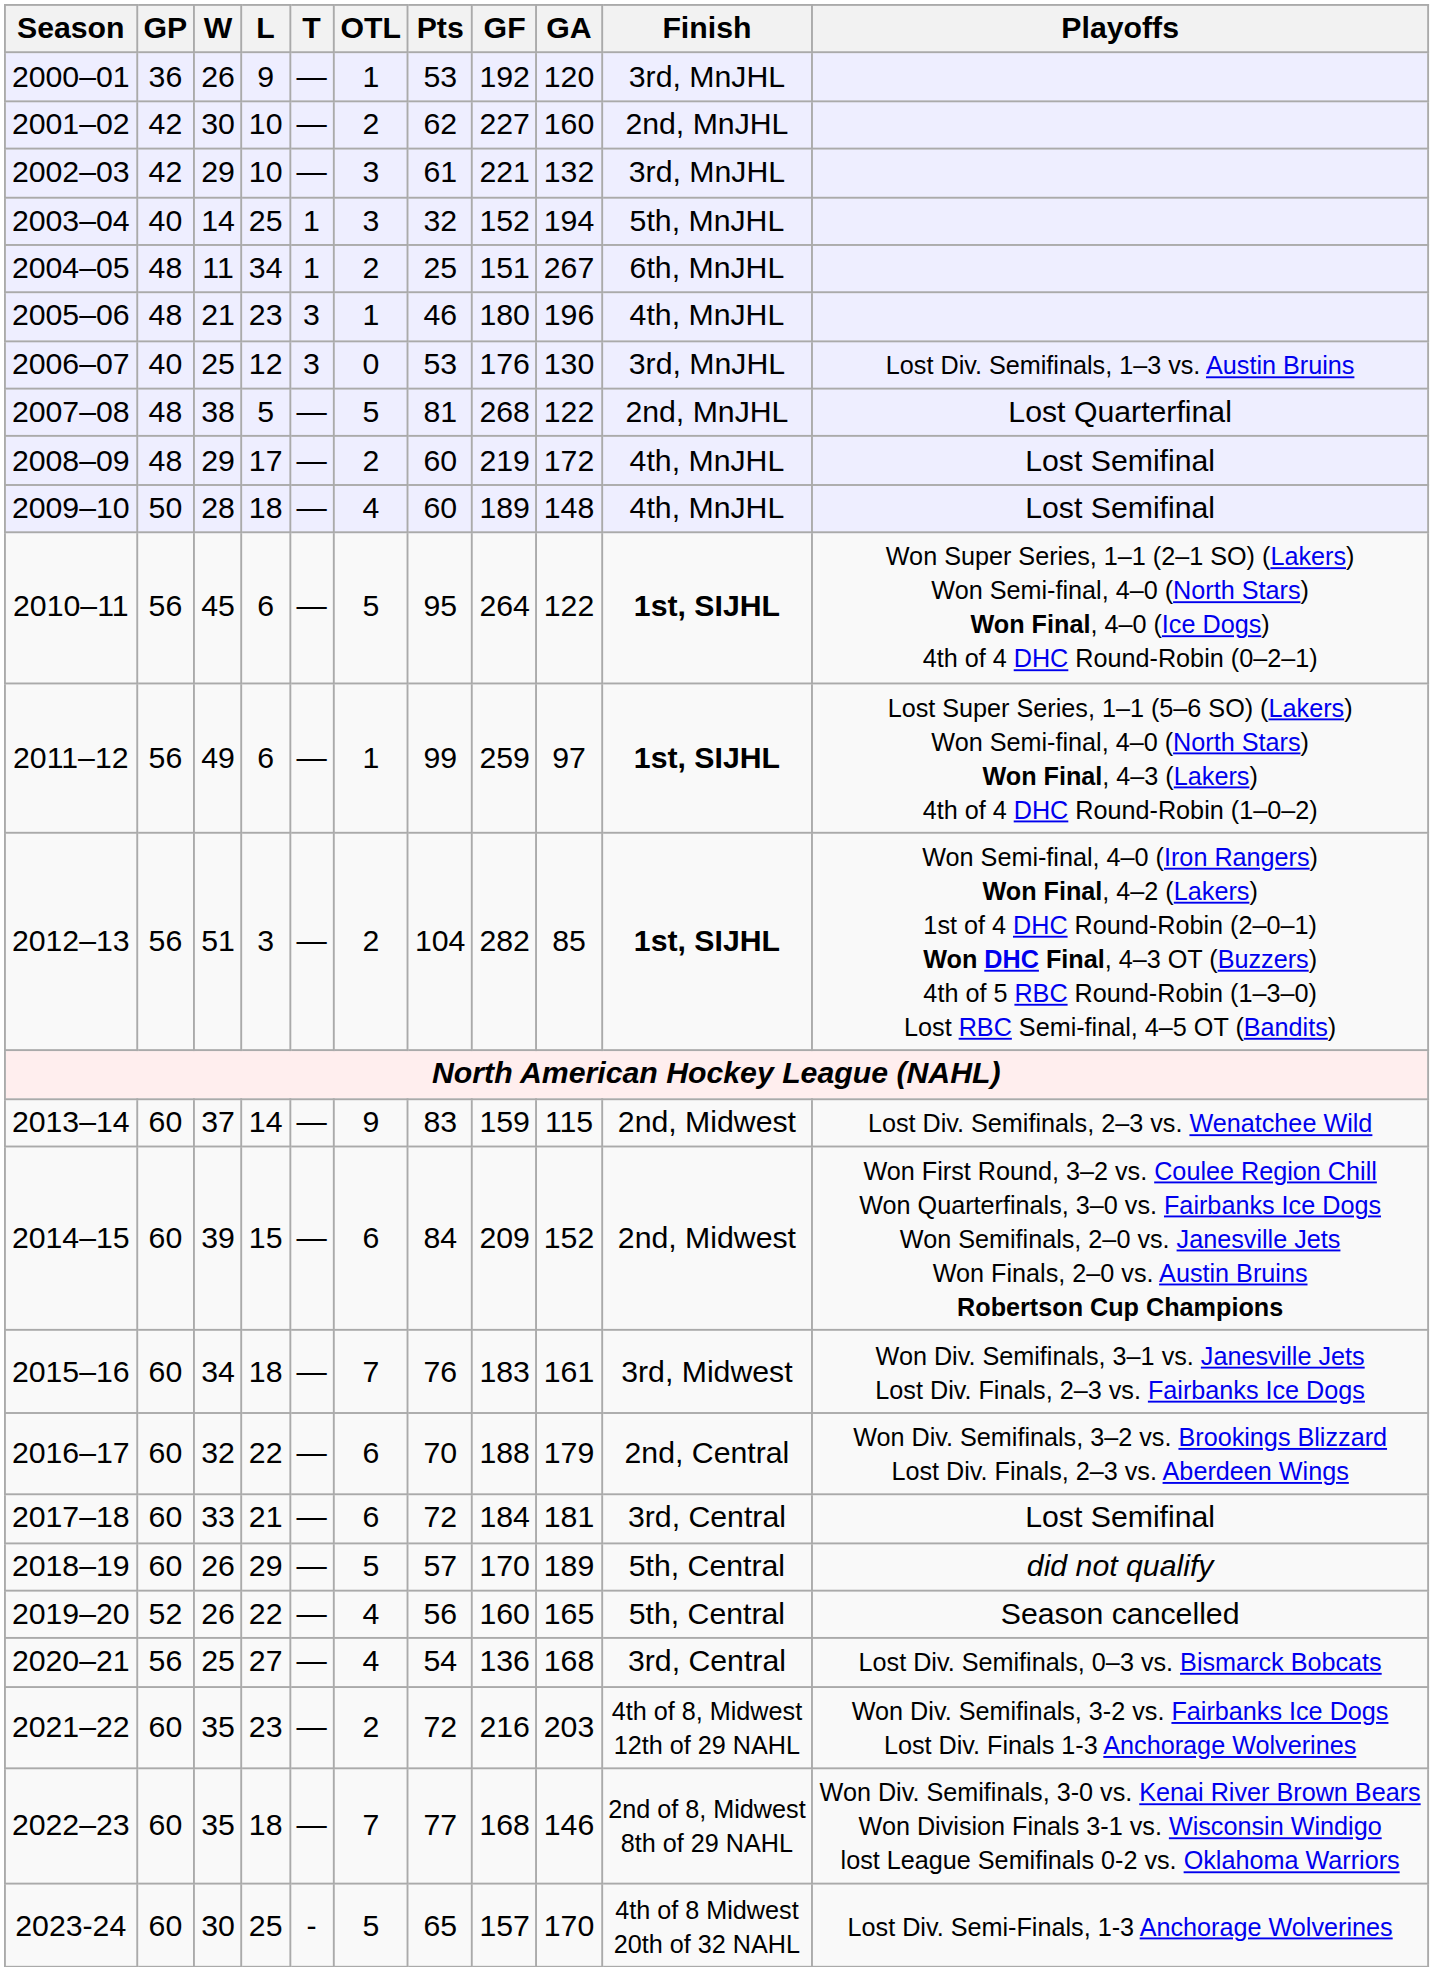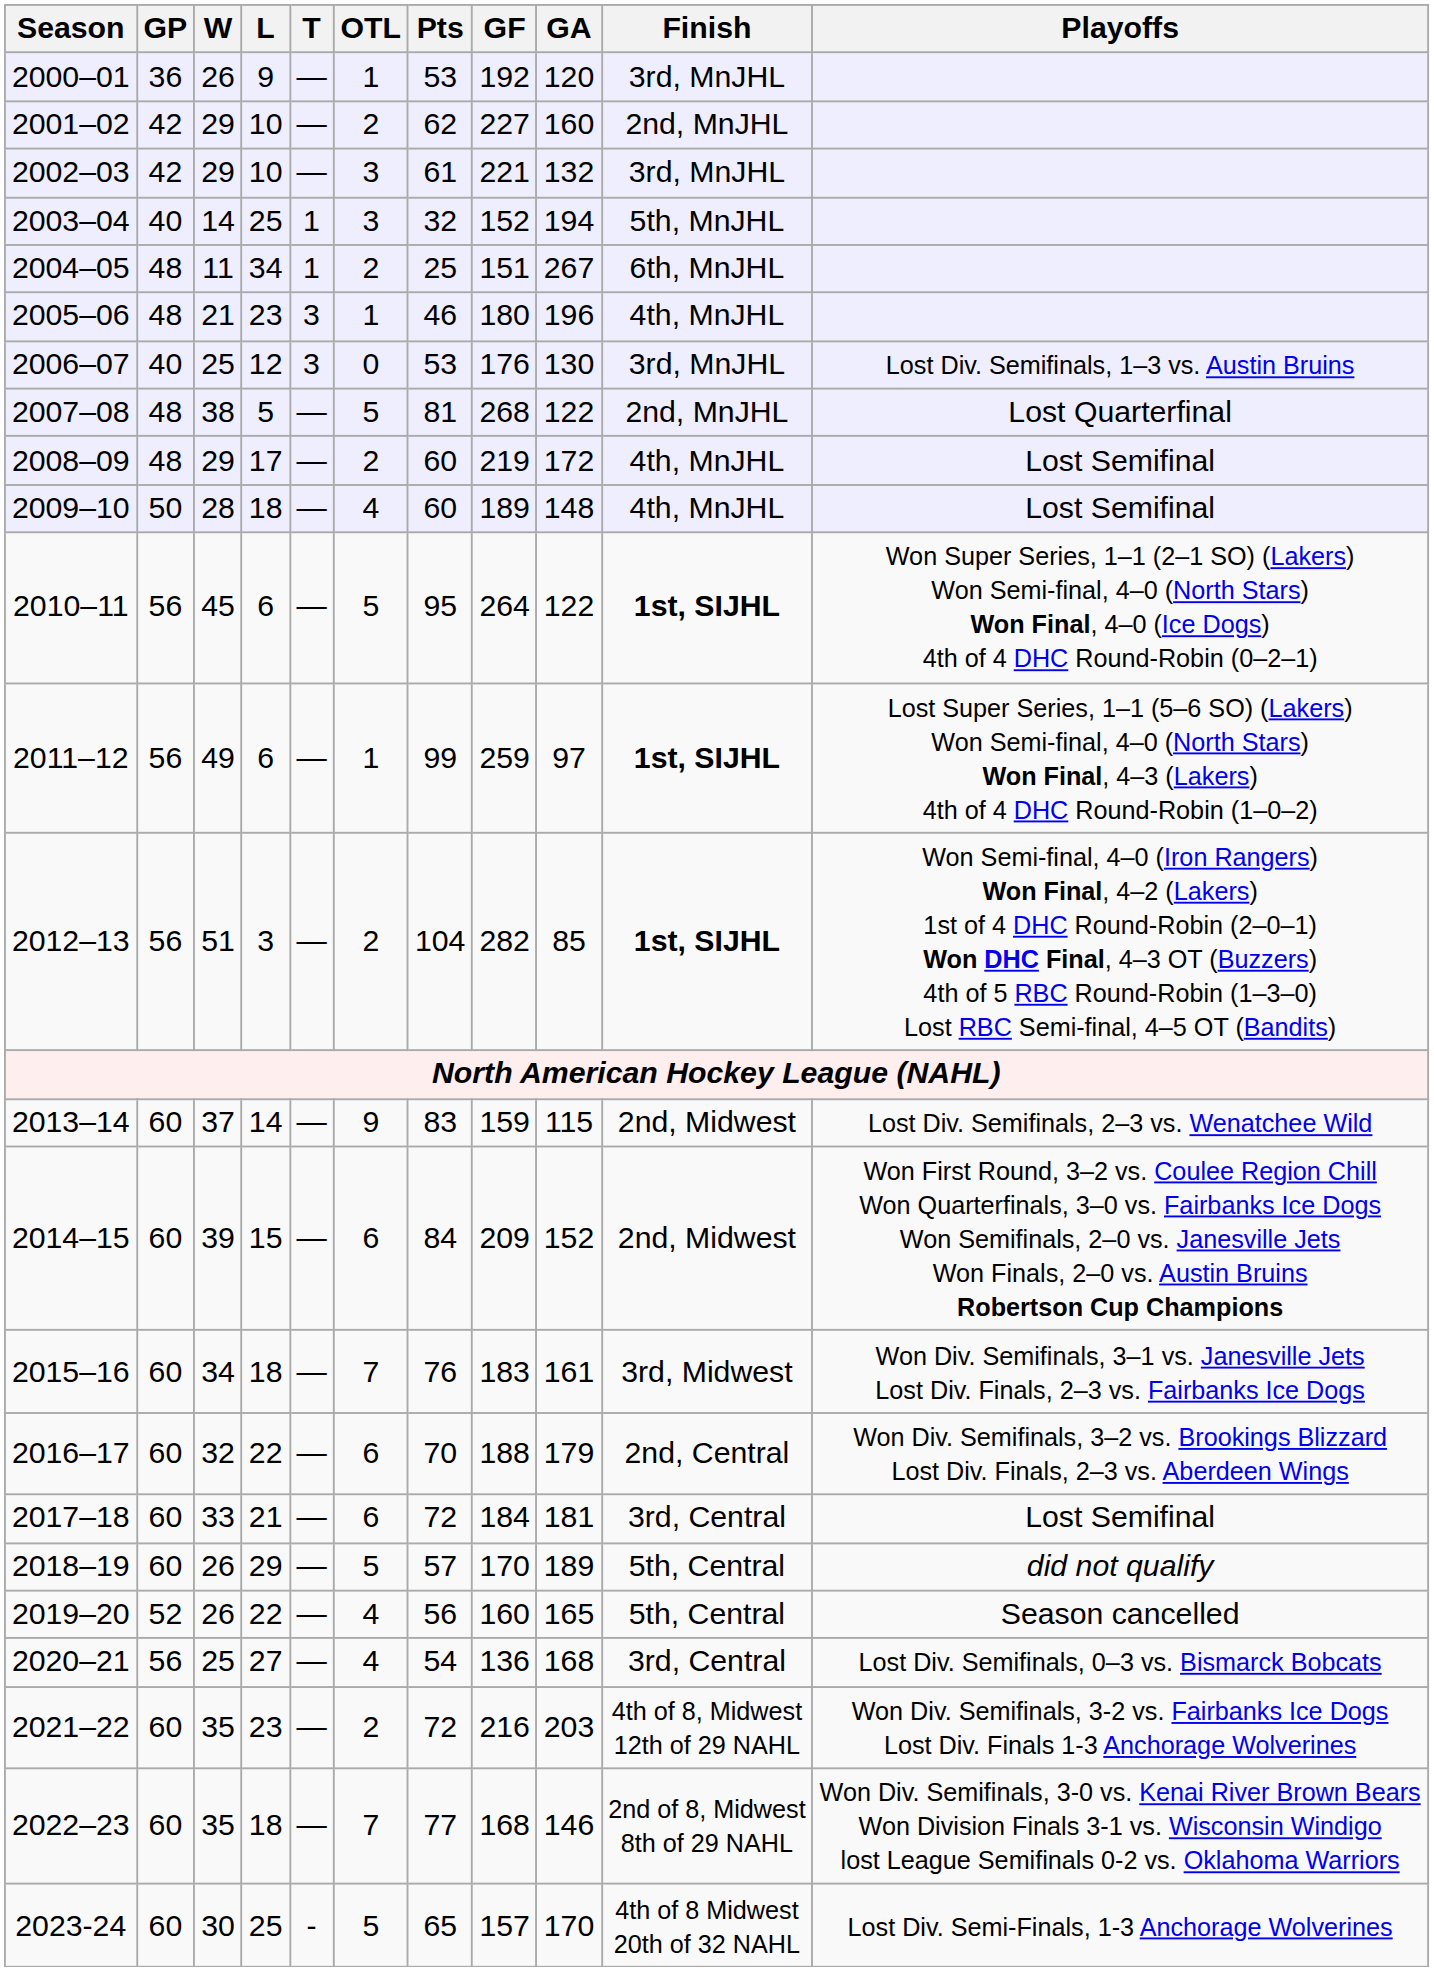(218, 124) 30 -> (218, 124) 29
